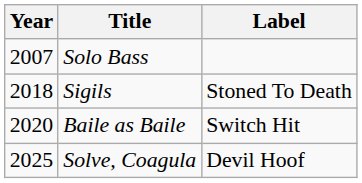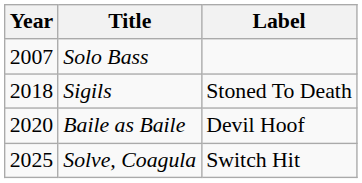(253, 125) Switch Hit -> (255, 125) Devil Hoof
(255, 159) Devil Hoof -> (253, 159) Switch Hit
